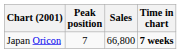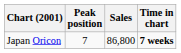(121, 40) 66,800 -> (121, 40) 86,800
